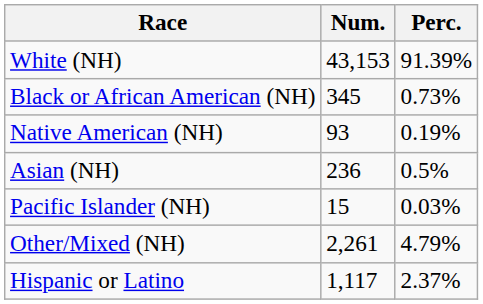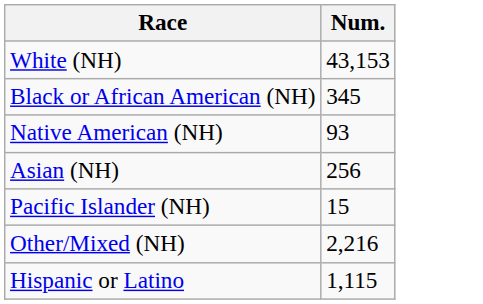- column: (436, 22)
(344, 170) 236 -> (344, 170) 256
(352, 243) 2,261 -> (352, 243) 2,216
(352, 280) 1,117 -> (352, 280) 1,115
